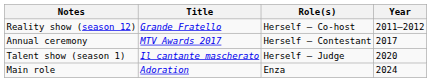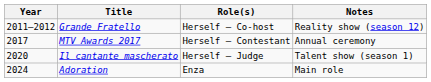columns swapped: (400, 12) <-> (71, 12)
